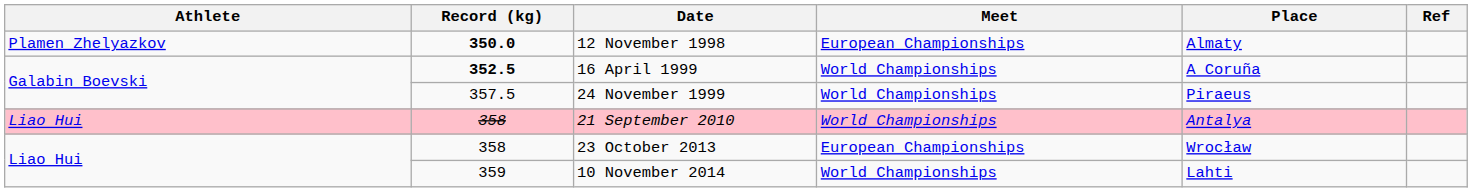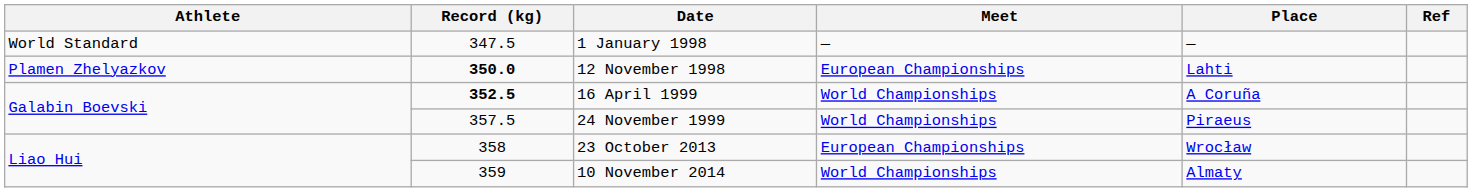+ row: (642, 43)
(1214, 43) Almaty -> (1209, 69) Lahti
- row: (656, 121)
(1209, 173) Lahti -> (1214, 173) Almaty
